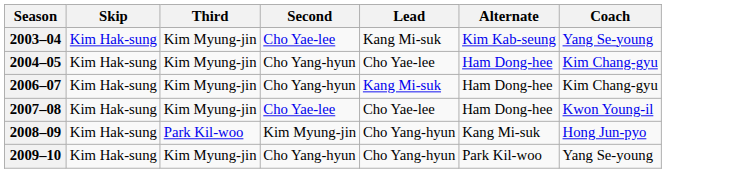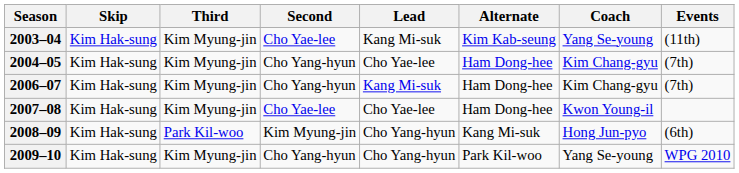+ column: (698, 16)
